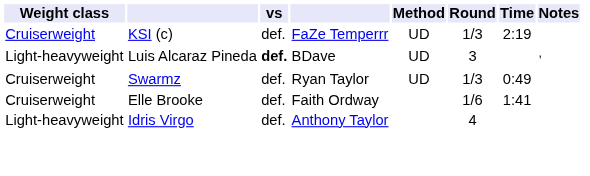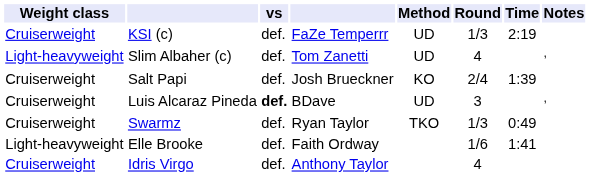+ row: (180, 56)
+ row: (157, 79)
(64, 56) Light-heavyweight -> (50, 101) Cruiserweight
(419, 79) UD -> (424, 124) TKO
(50, 99) Cruiserweight -> (64, 144) Light-heavyweight
(64, 120) Light-heavyweight -> (50, 165) Cruiserweight
